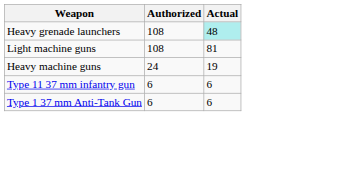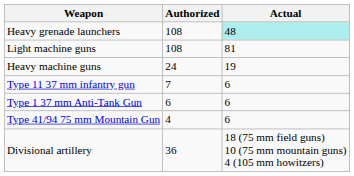(150, 84) 6 -> (168, 84) 7
+ row: (84, 119)
+ row: (49, 150)
